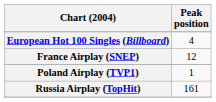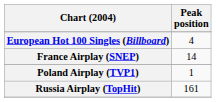(191, 56) 12 -> (191, 56) 14
